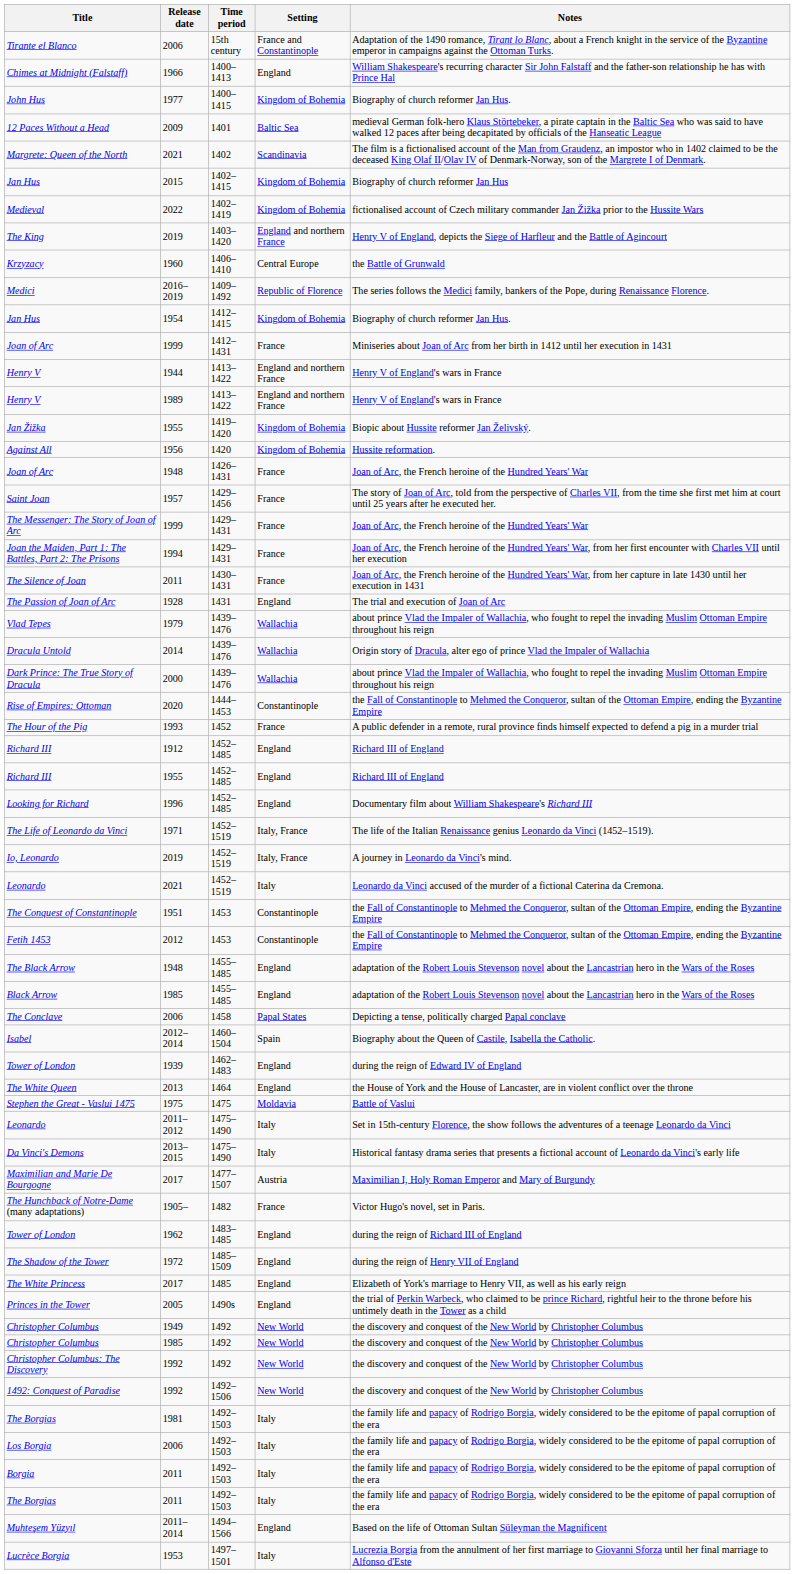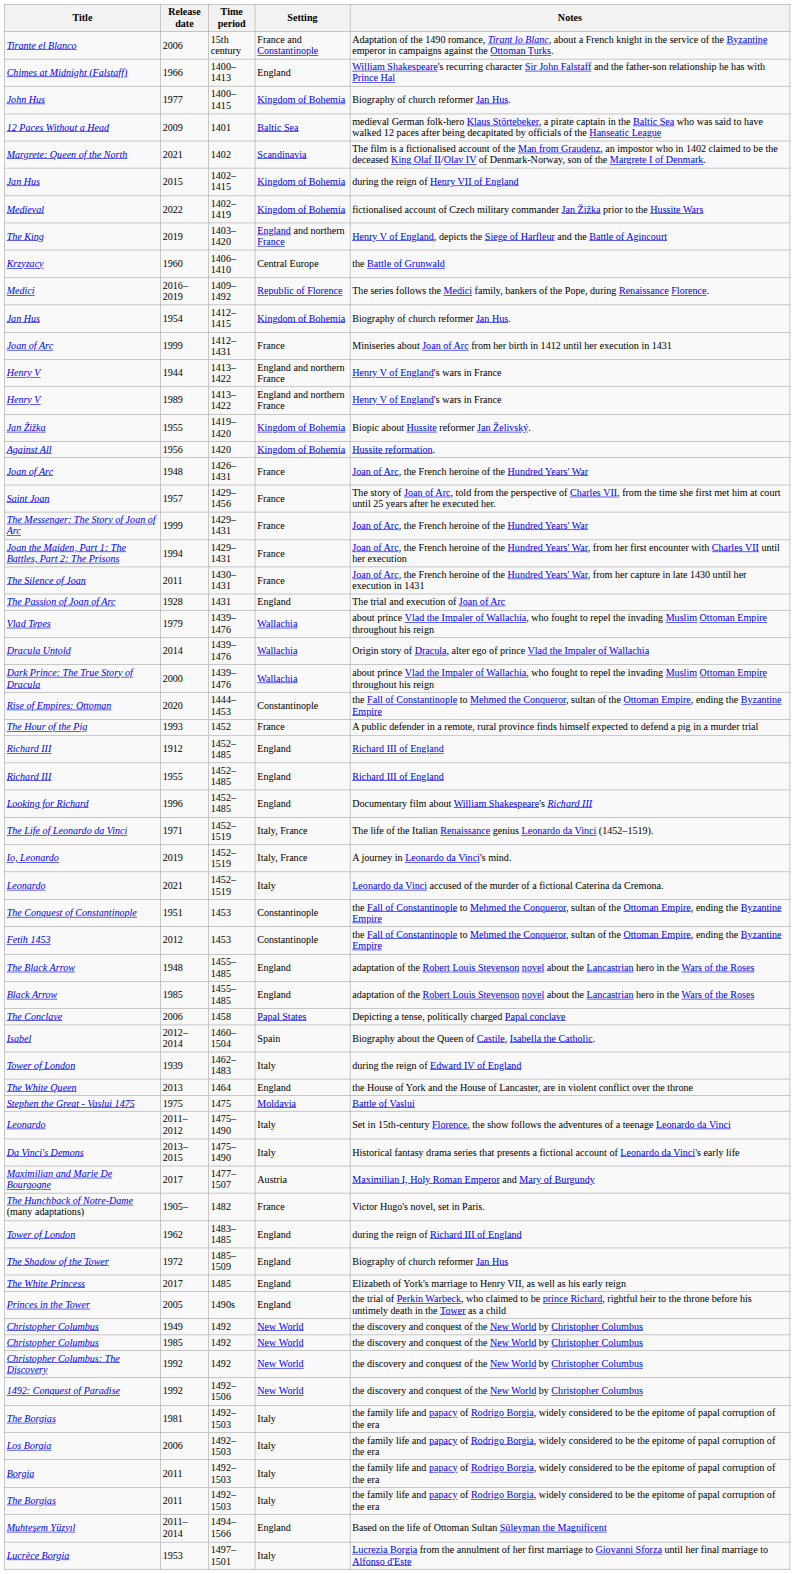(430, 182) Biography of church reformer Jan Hus -> (435, 182) during the reign of Henry VII of England
(274, 1065) England -> (267, 1065) Italy
(435, 1261) during the reign of Henry VII of England -> (430, 1261) Biography of church reformer Jan Hus
